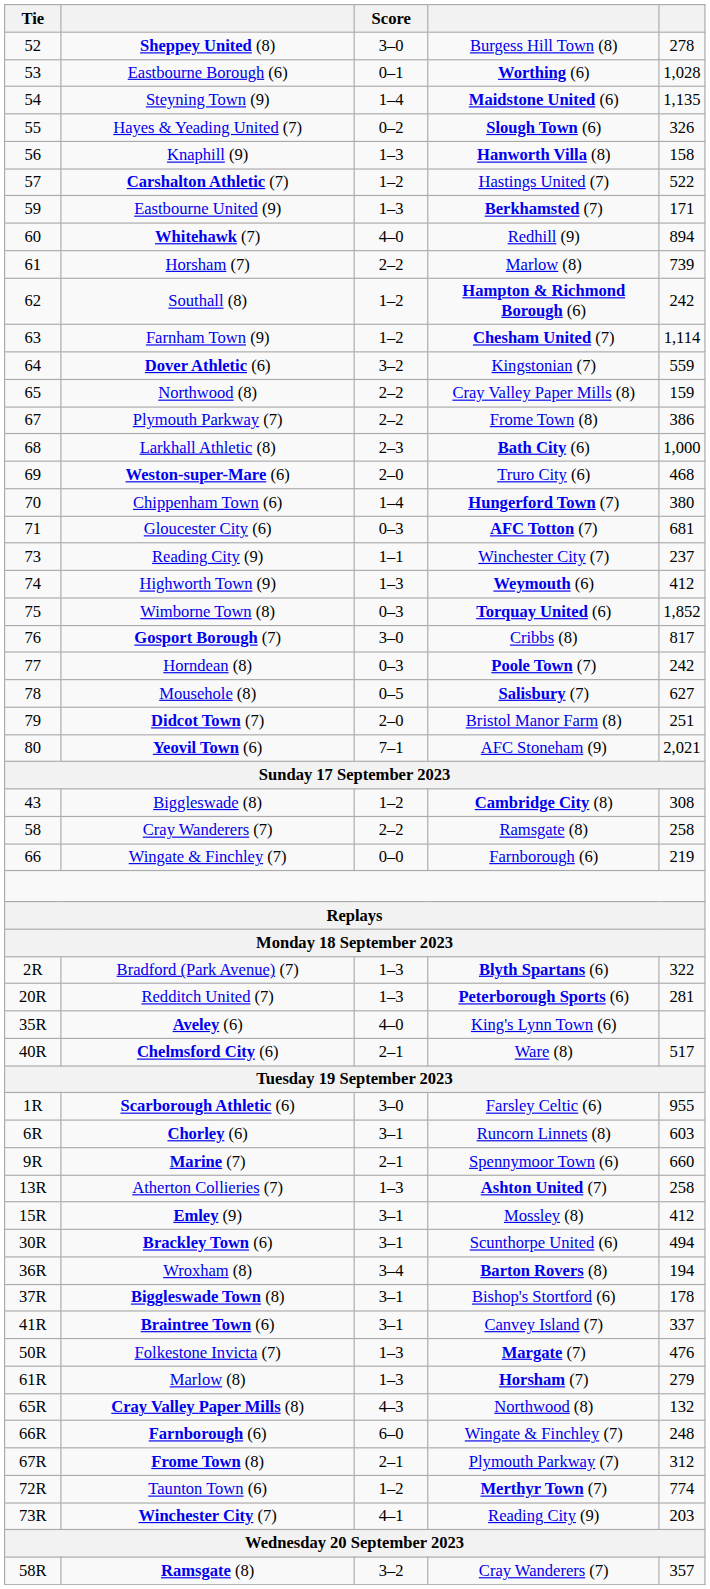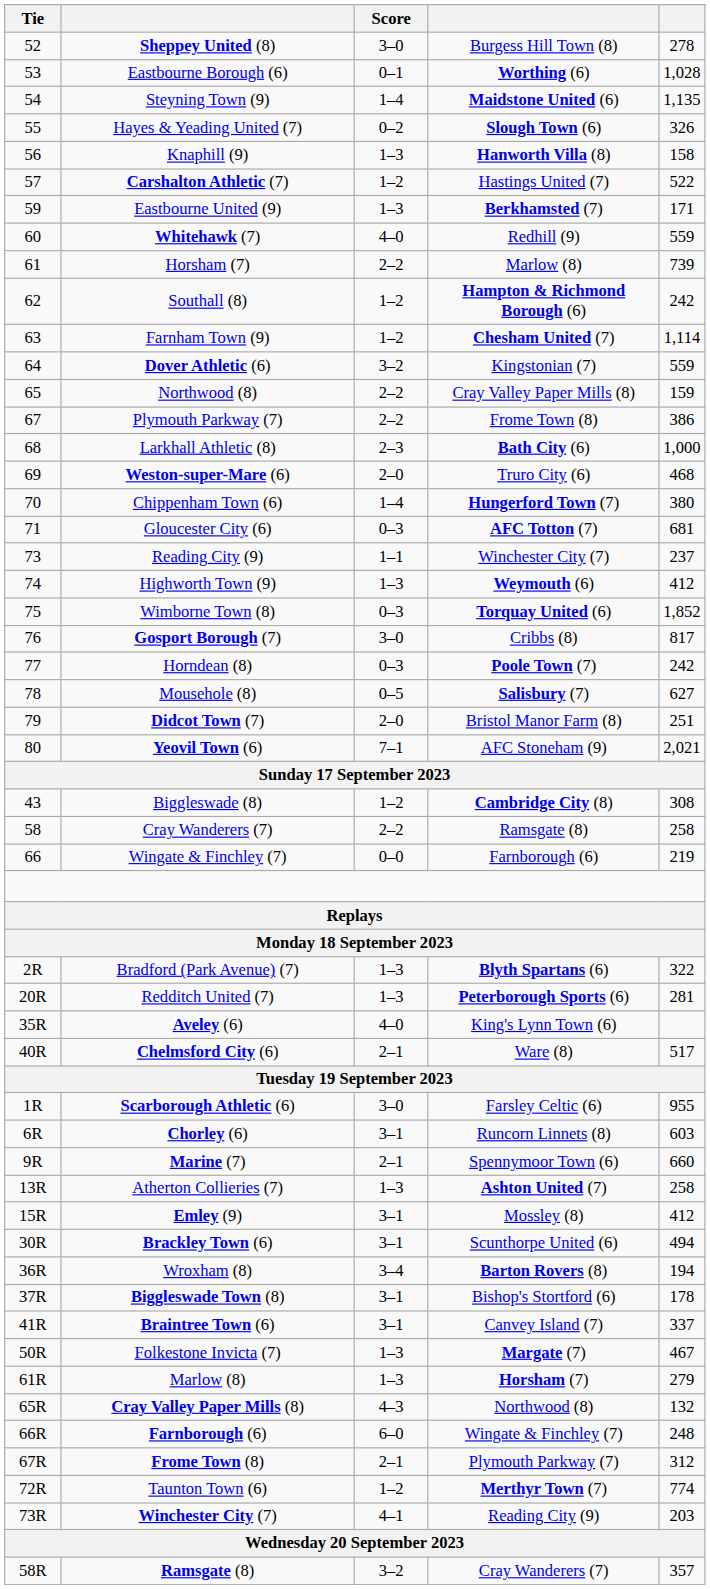(682, 237) 894 -> (682, 237) 559
(682, 1352) 476 -> (682, 1352) 467
